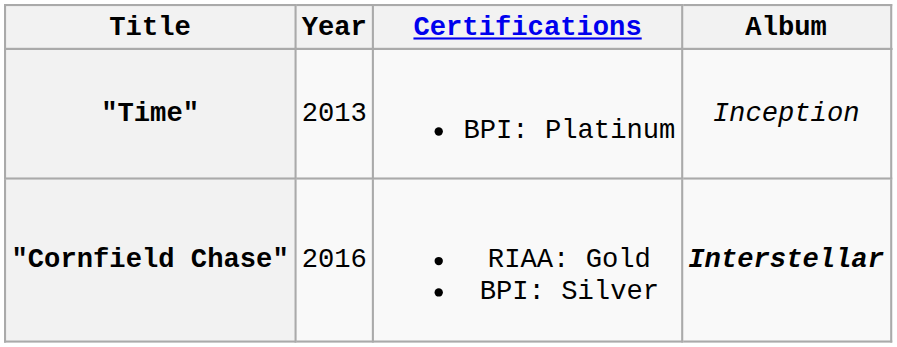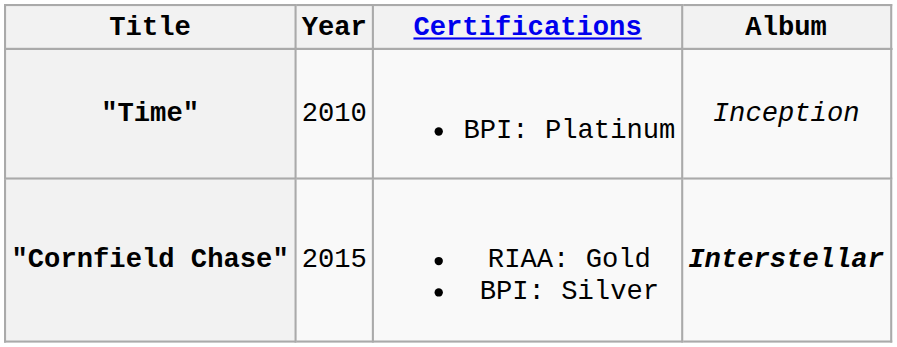(334, 114) 2013 -> (334, 114) 2010
(334, 260) 2016 -> (334, 260) 2015
